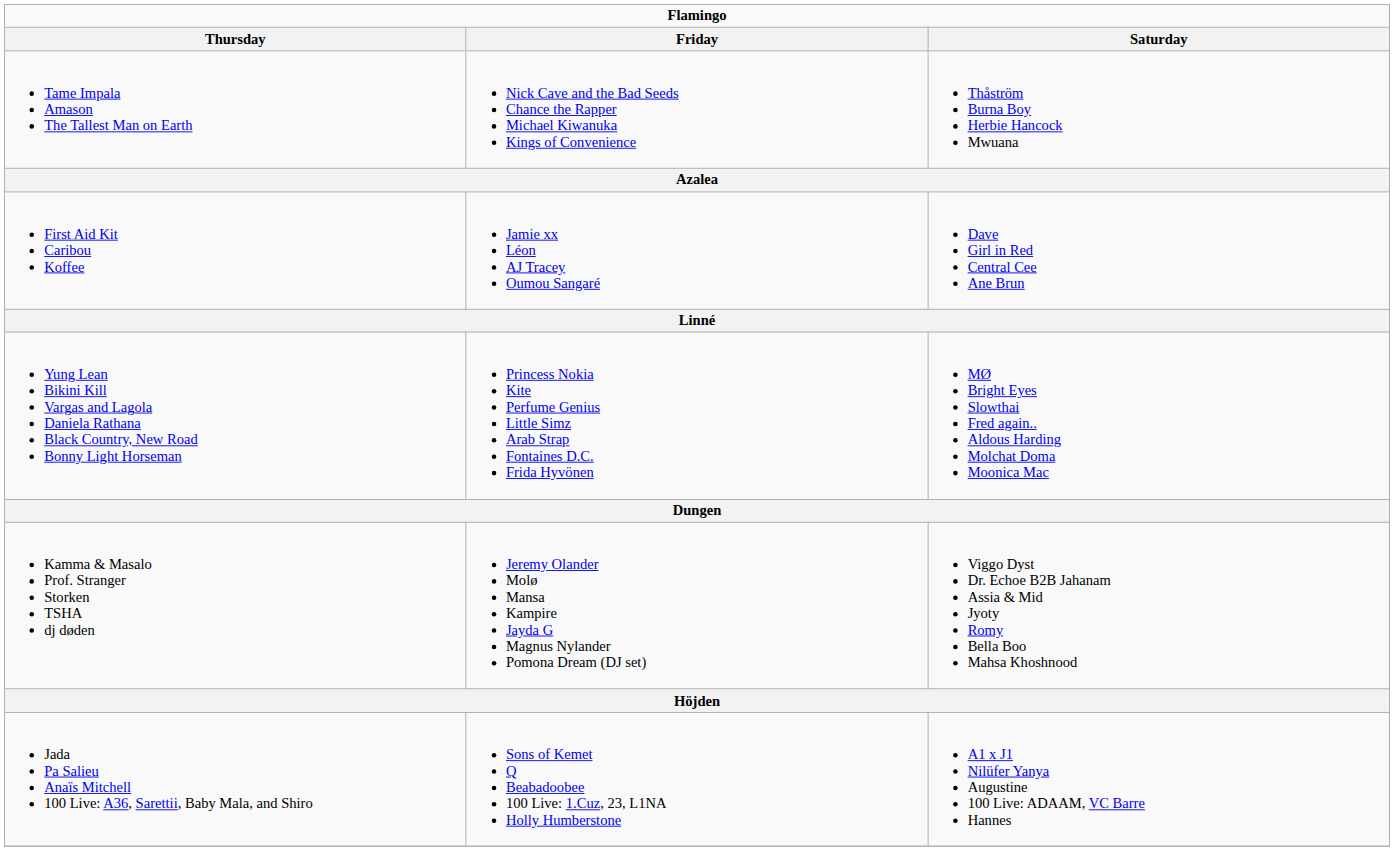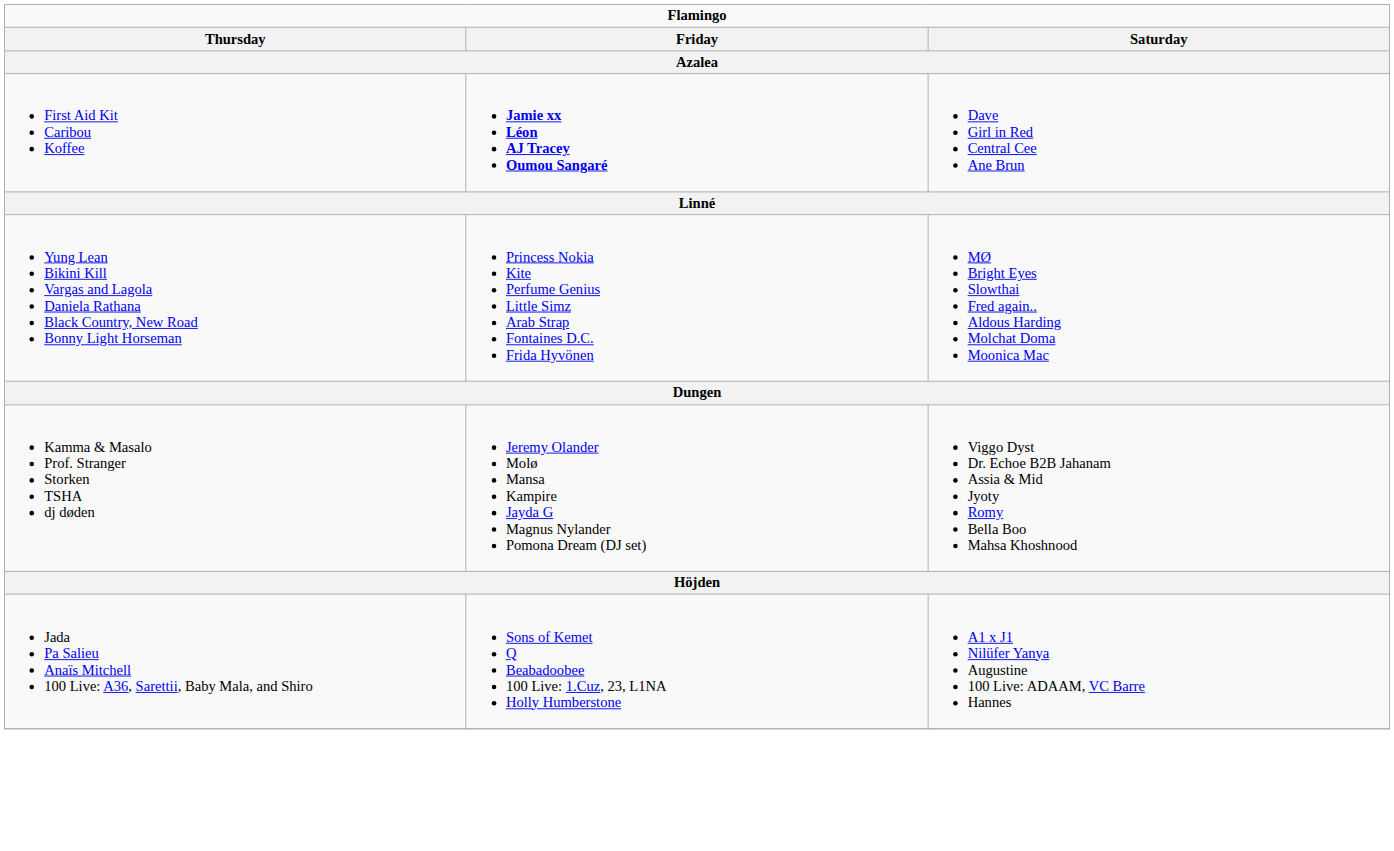- row: (235, 110)
(697, 259) normal -> (697, 141) bold
